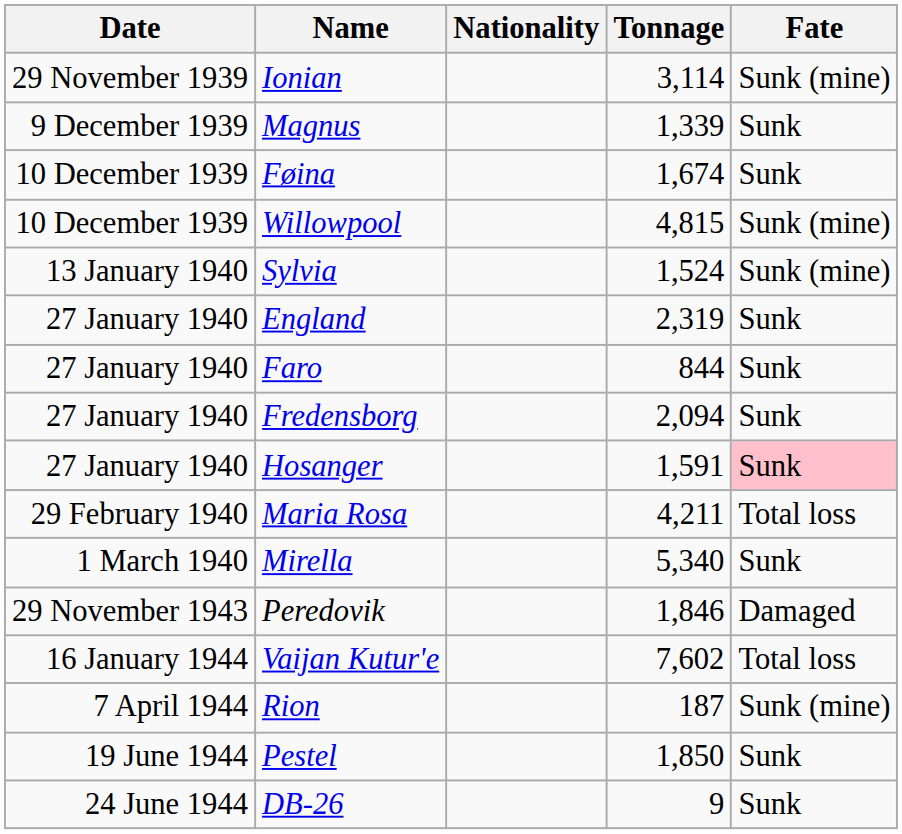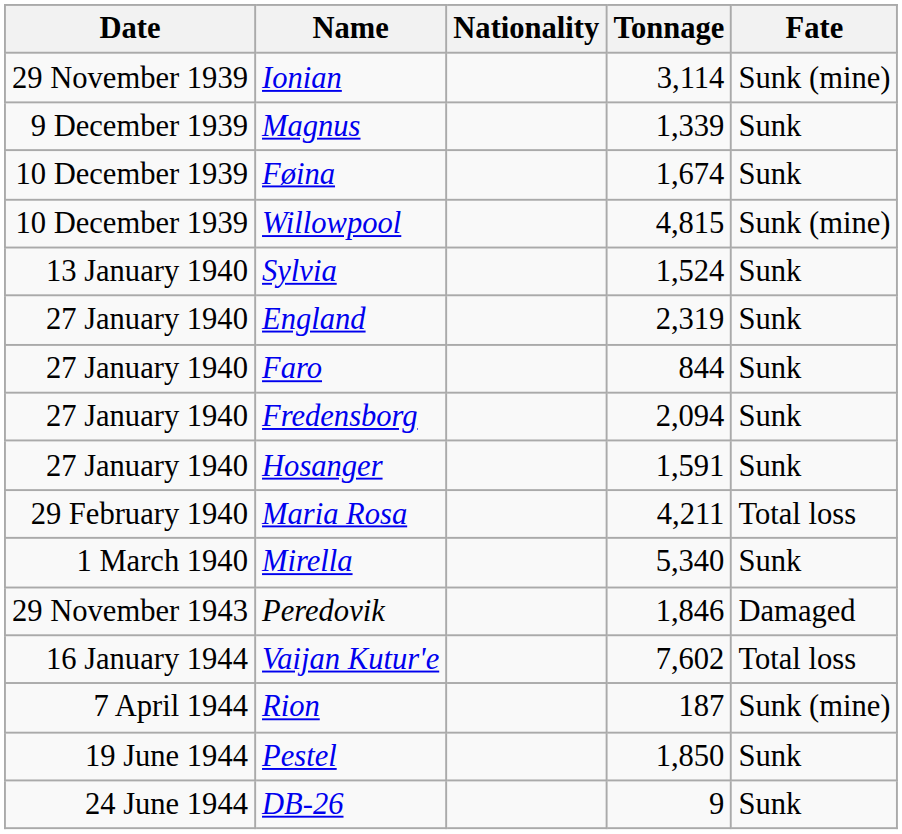(814, 271) Sunk (mine) -> (770, 271) Sunk
(770, 464) pink background -> (770, 464) no background
